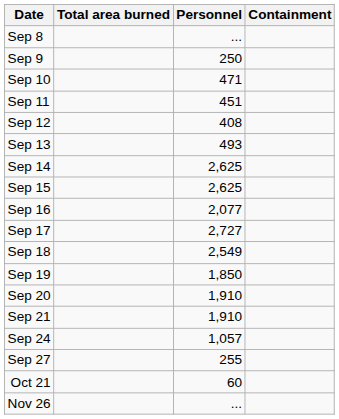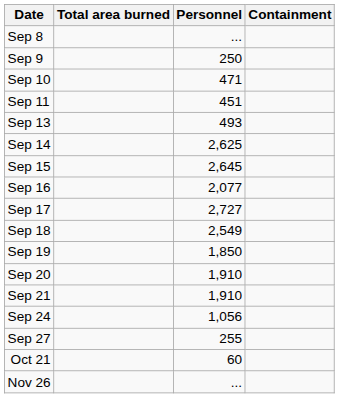- row: (29, 123)
(225, 187) 2,625 -> (225, 166) 2,645
(225, 338) 1,057 -> (225, 317) 1,056
